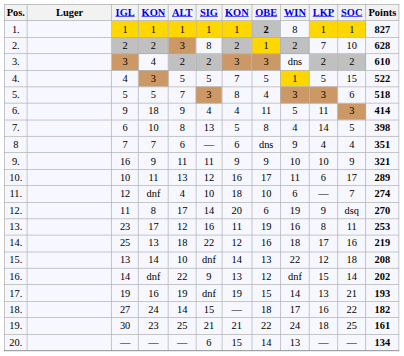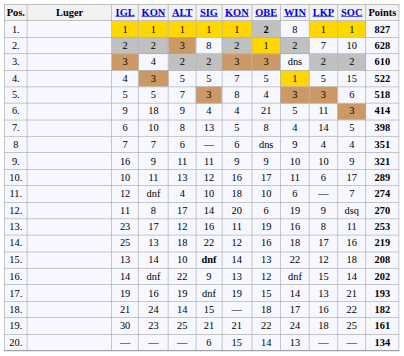(266, 111) 11 -> (266, 111) 21
(209, 260) normal -> (209, 260) bold
(125, 309) 27 -> (125, 309) 21
